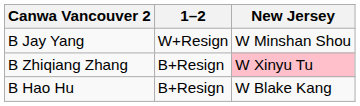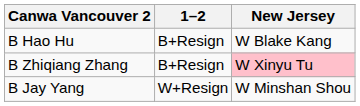rows swapped: (46, 40) <-> (41, 88)
